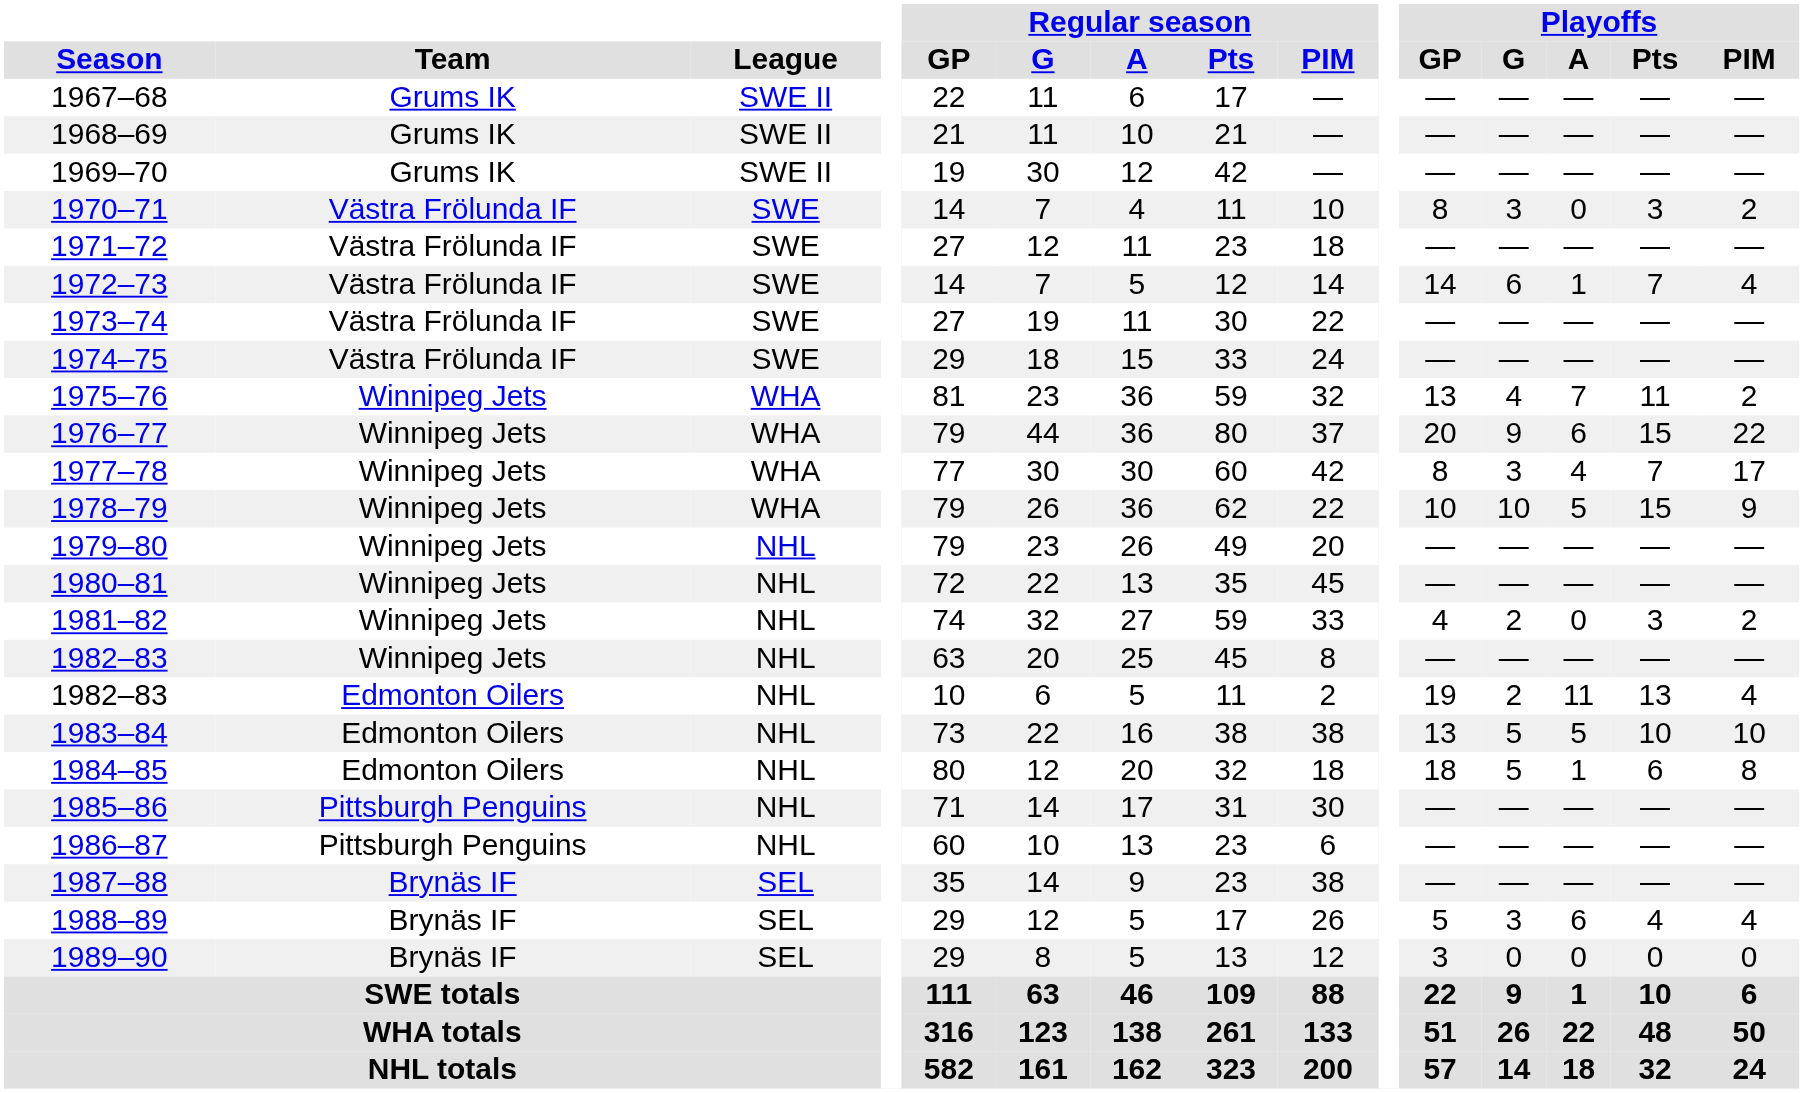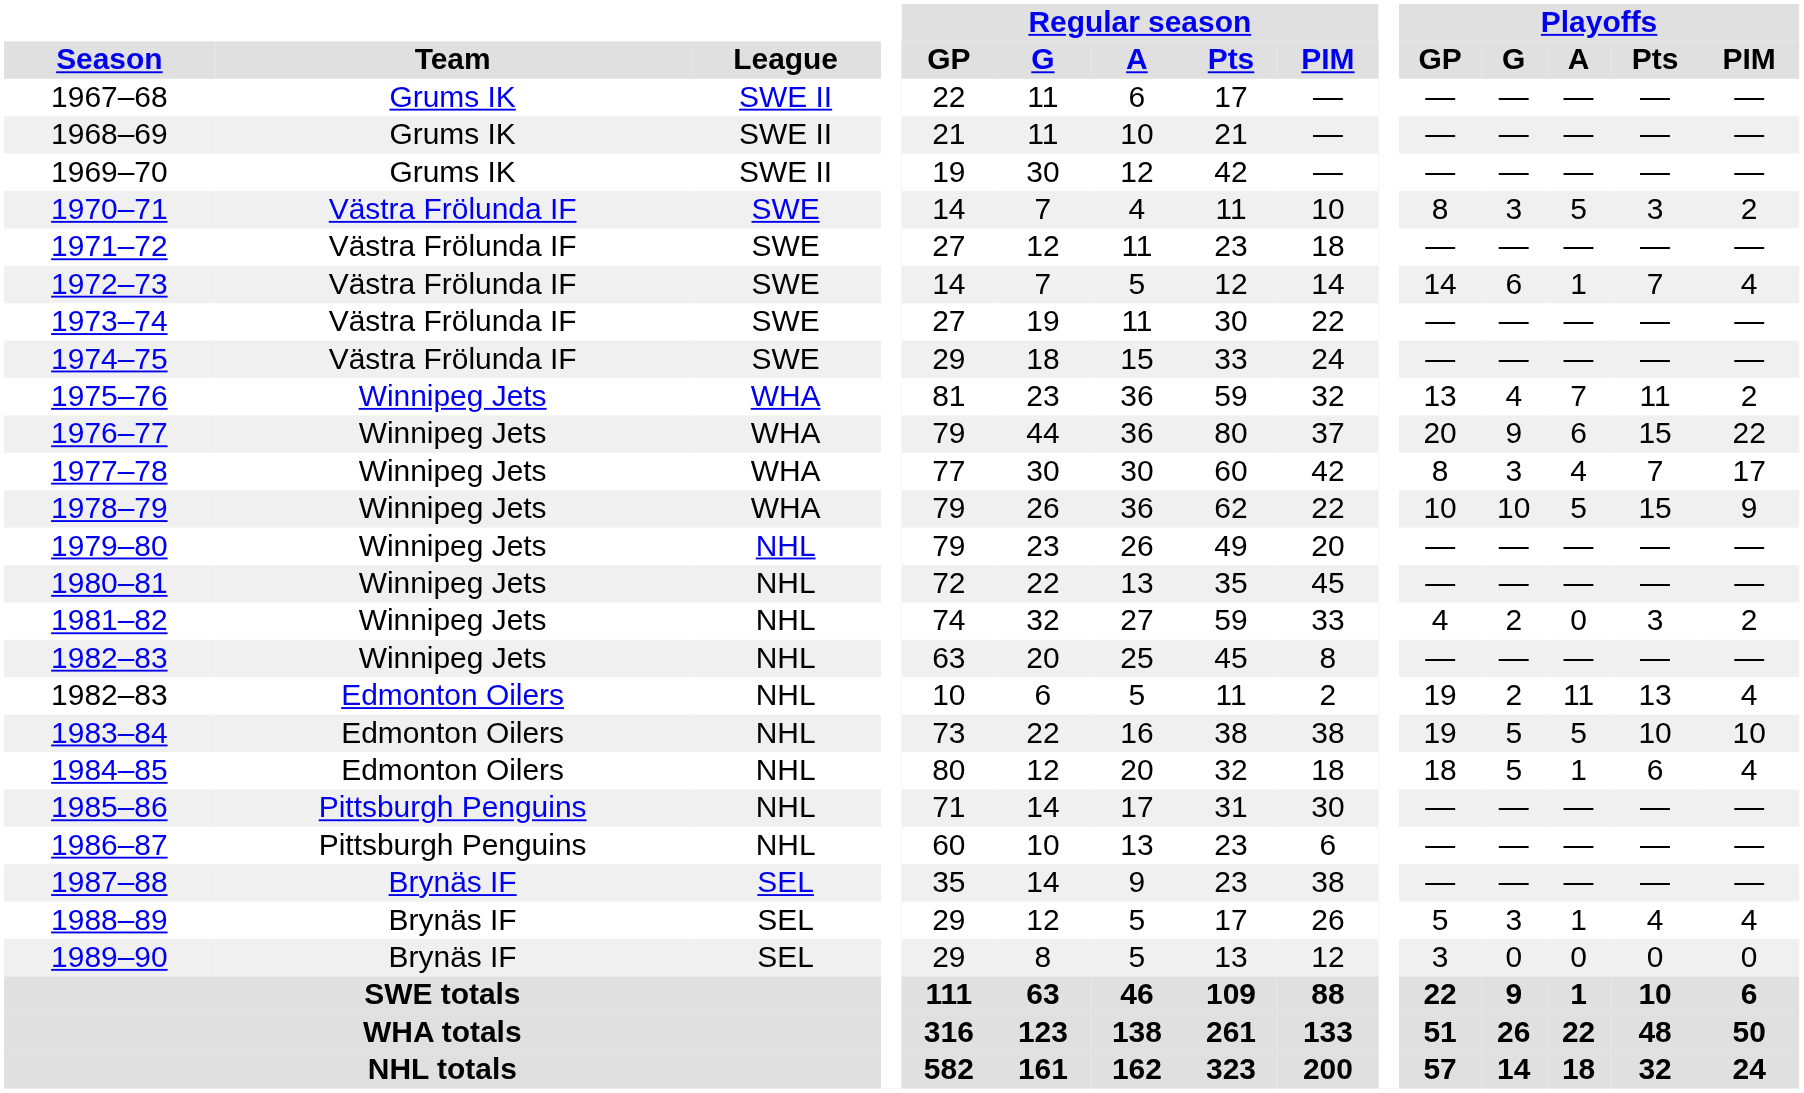(1579, 209) 0 -> (1579, 209) 5
(1440, 732) 13 -> (1440, 732) 19
(1749, 770) 8 -> (1749, 770) 4
(1579, 919) 6 -> (1579, 919) 1
